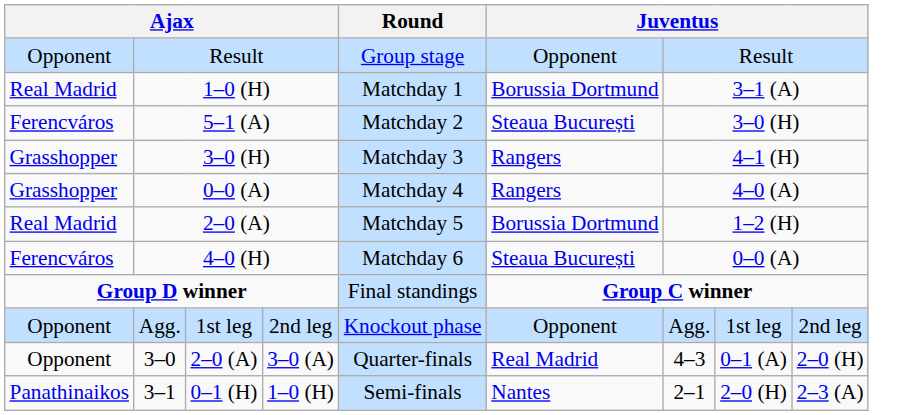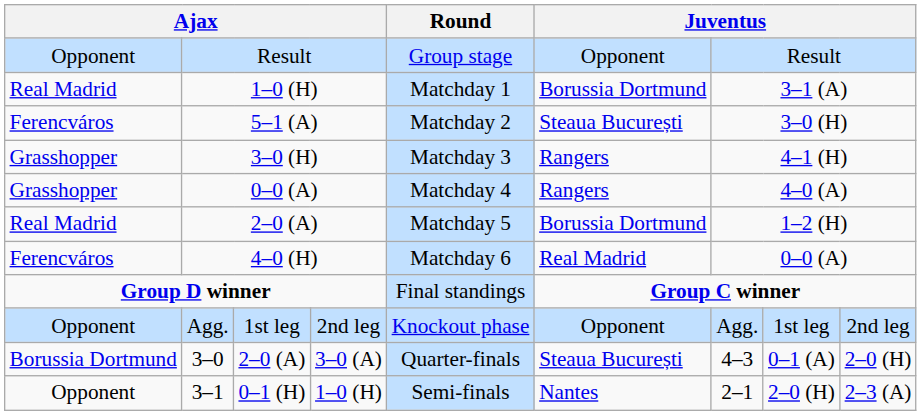(563, 257) Steaua București -> (593, 257) Real Madrid
(69, 358) Opponent -> (93, 358) Borussia Dortmund
(545, 358) Real Madrid -> (611, 358) Steaua București
(69, 392) Panathinaikos -> (93, 392) Opponent
